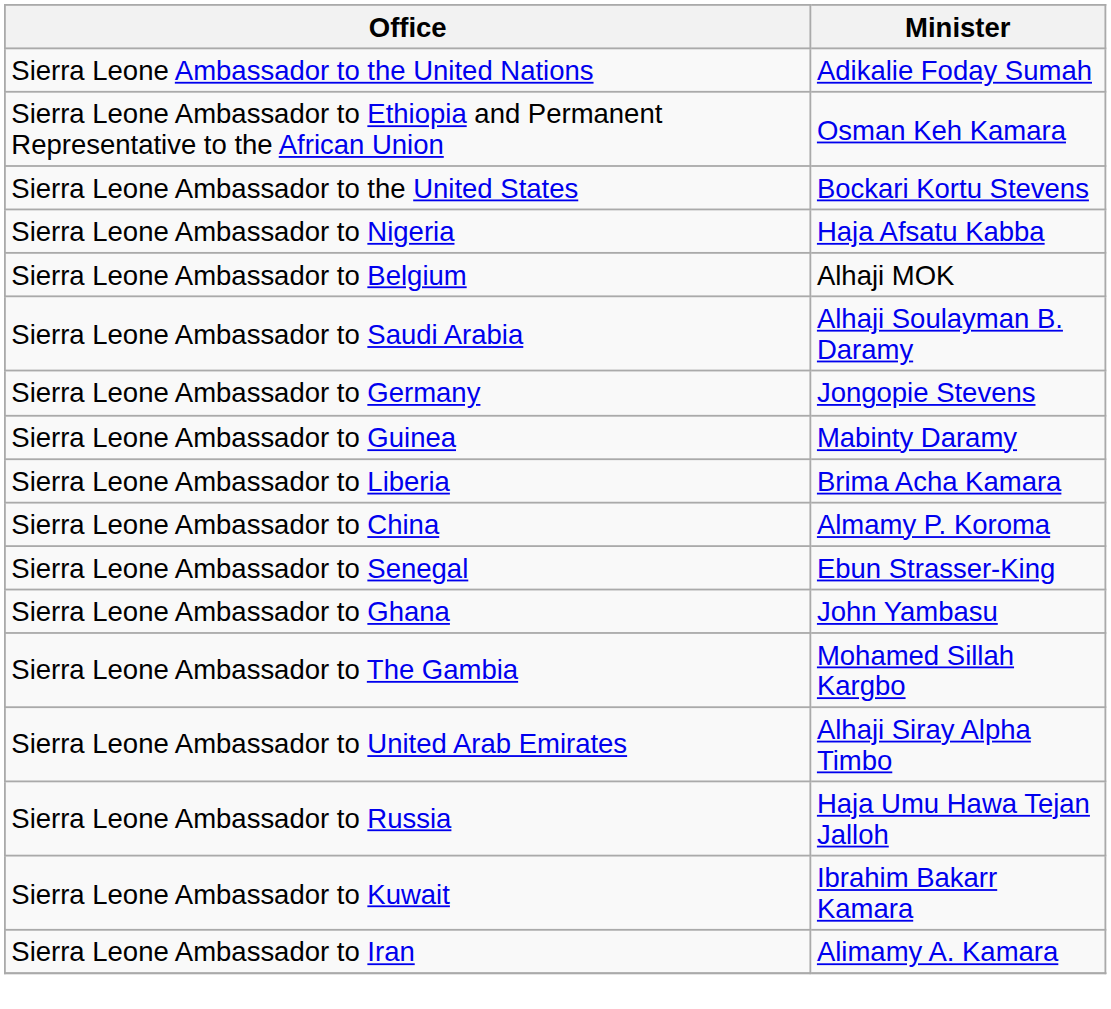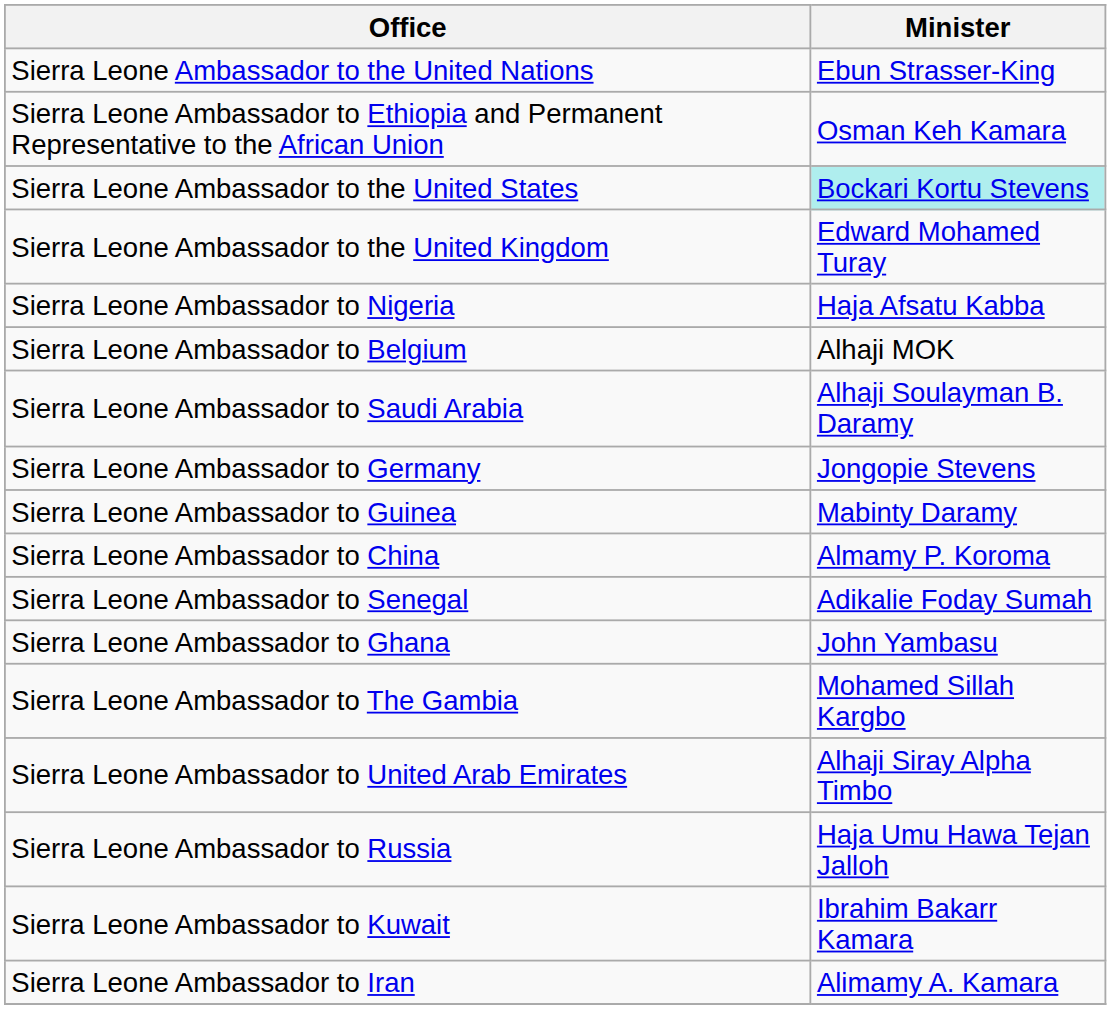(954, 70) Adikalie Foday Sumah -> (936, 70) Ebun Strasser-King
(953, 188) no background -> (953, 188) paleturquoise background
+ row: (310, 247)
- row: (231, 480)
(936, 567) Ebun Strasser-King -> (954, 598) Adikalie Foday Sumah
